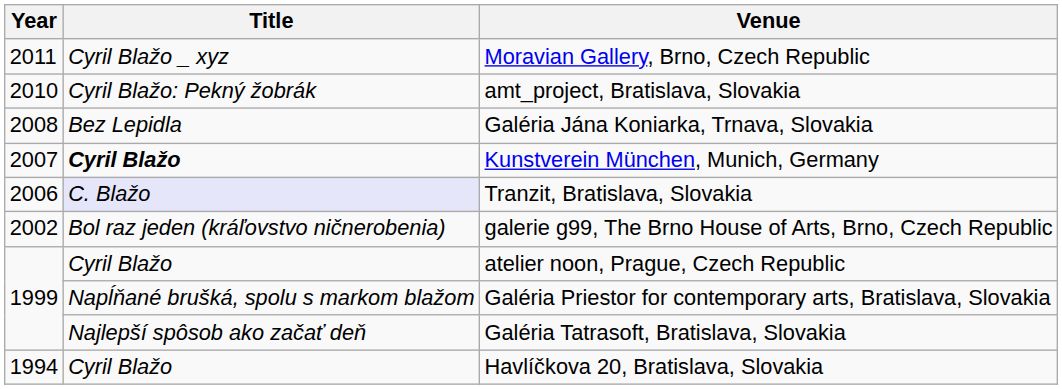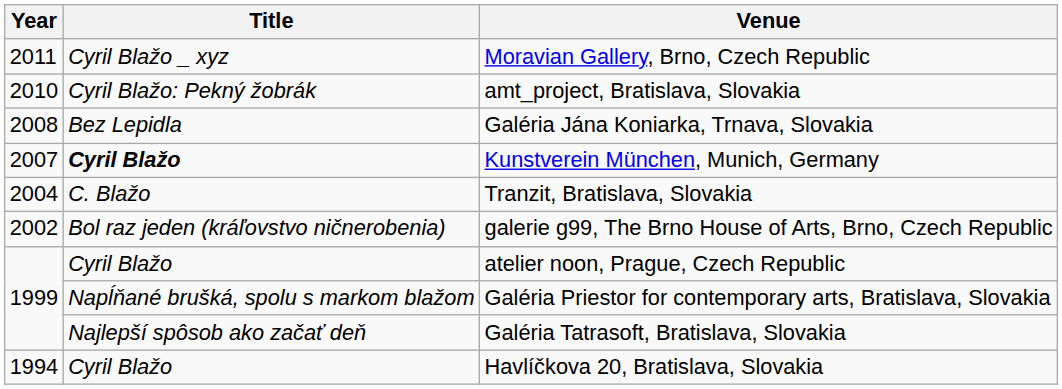(34, 194) 2006 -> (34, 194) 2004
(109, 194) lavender background -> (109, 194) no background
